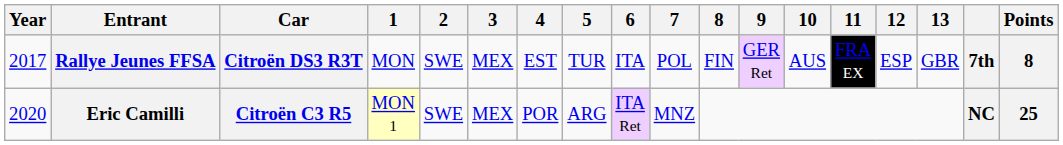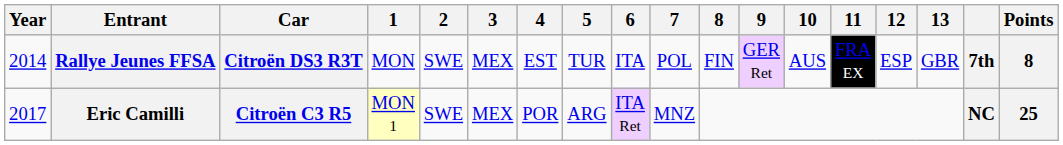(28, 61) 2017 -> (28, 61) 2014
(28, 113) 2020 -> (28, 113) 2017
